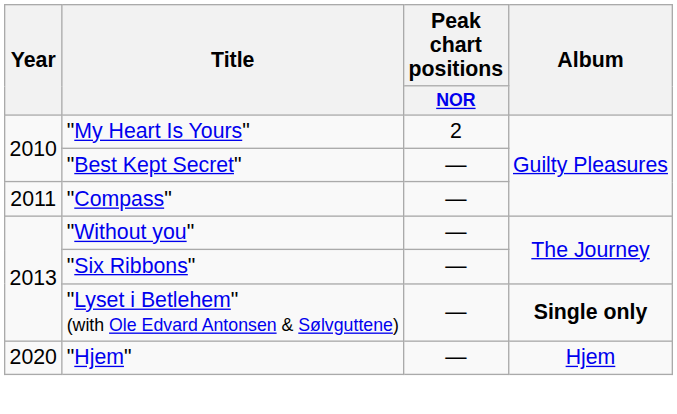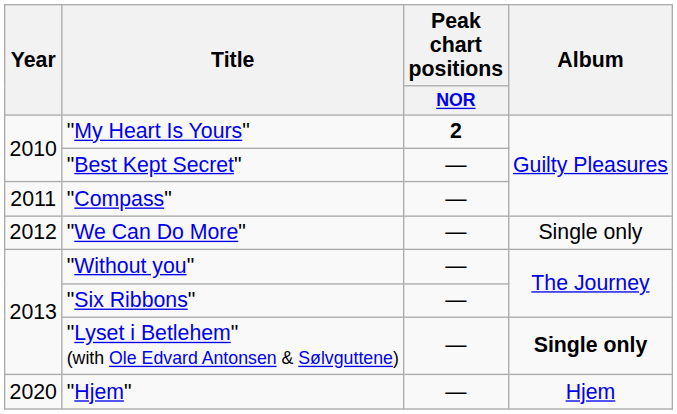(456, 131) normal -> (456, 131) bold
+ row: (156, 232)
